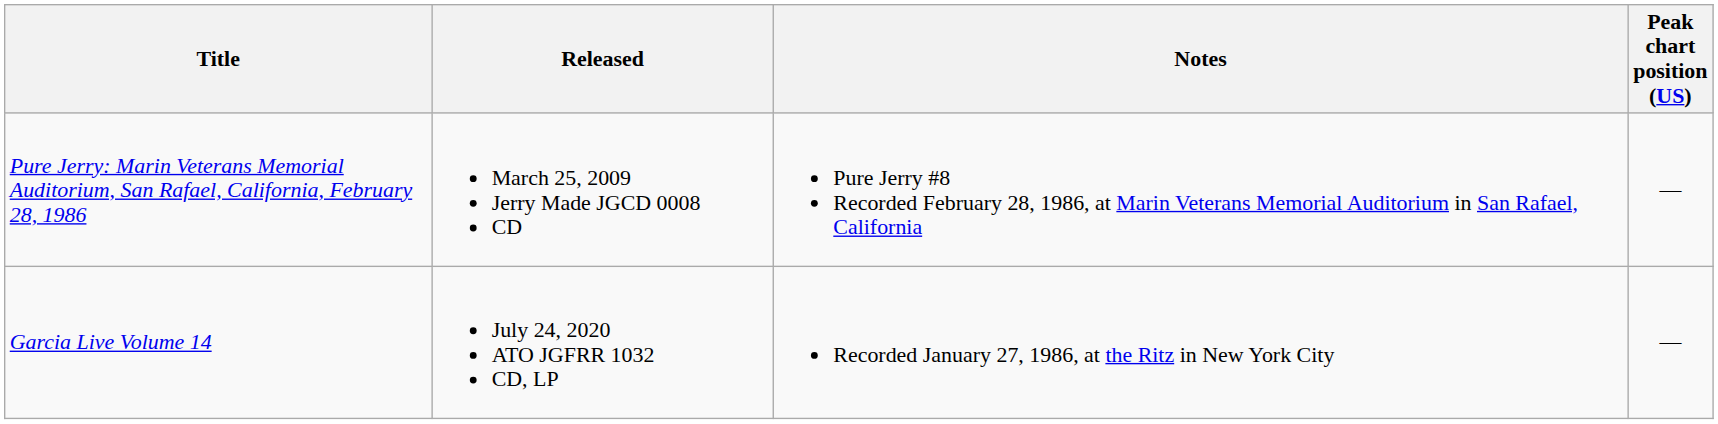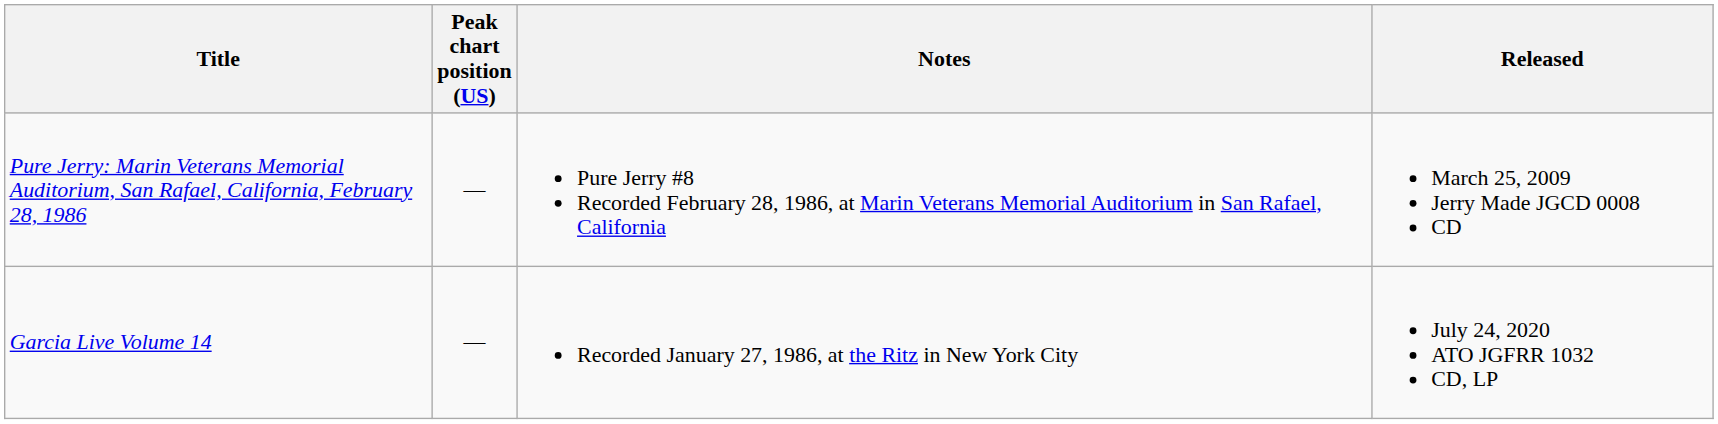columns swapped: (603, 58) <-> (1670, 58)
